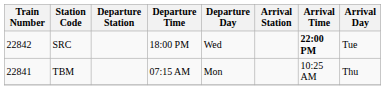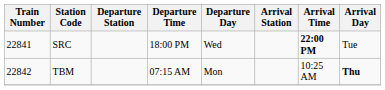(19, 44) 22842 -> (19, 44) 22841
(19, 71) 22841 -> (19, 71) 22842
(350, 71) normal -> (351, 71) bold
